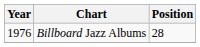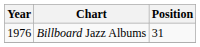(158, 33) 28 -> (158, 33) 31
